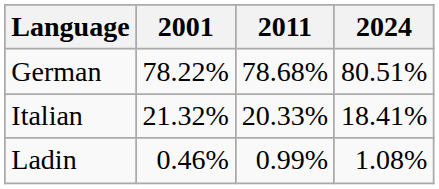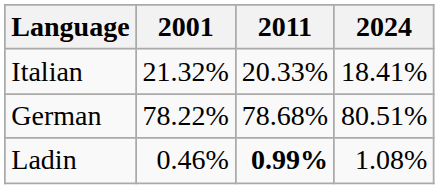rows swapped: (56, 71) <-> (47, 115)
(292, 159) normal -> (290, 159) bold
